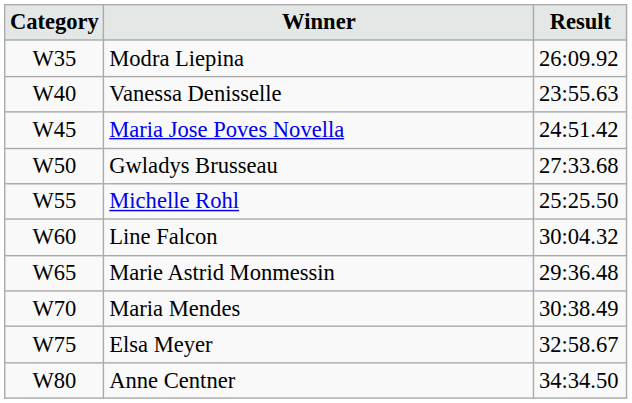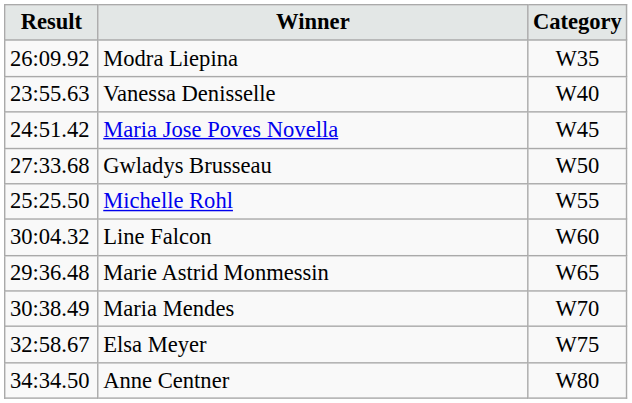columns swapped: (54, 22) <-> (580, 22)
